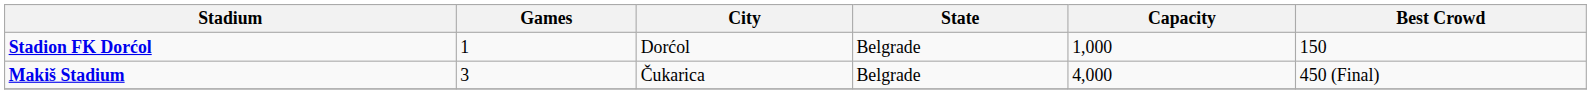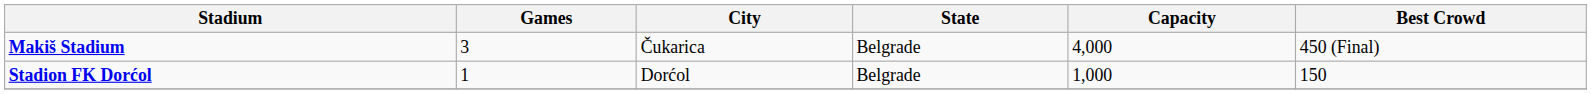rows swapped: (67, 74) <-> (80, 46)
